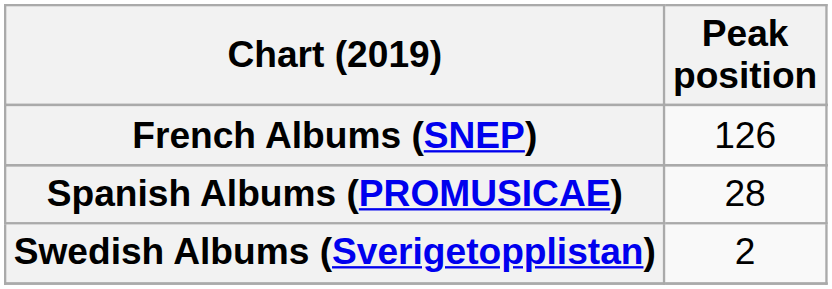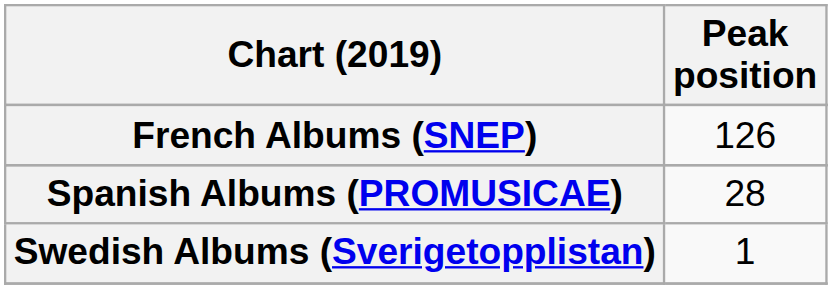(745, 252) 2 -> (745, 252) 1
